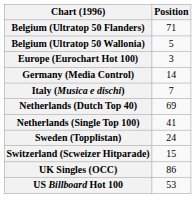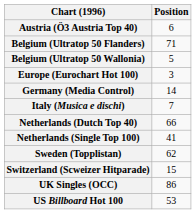+ row: (78, 28)
(171, 106) 69 -> (171, 122) 66
(171, 138) 24 -> (171, 153) 62
